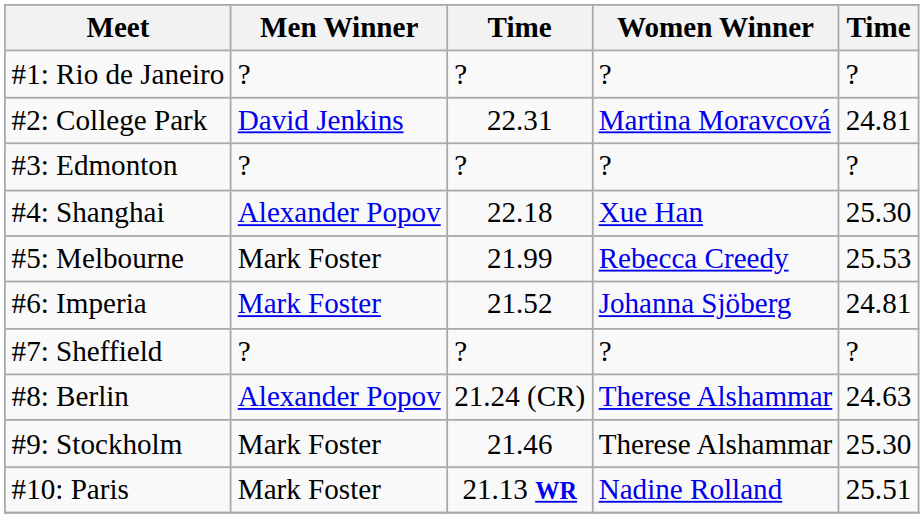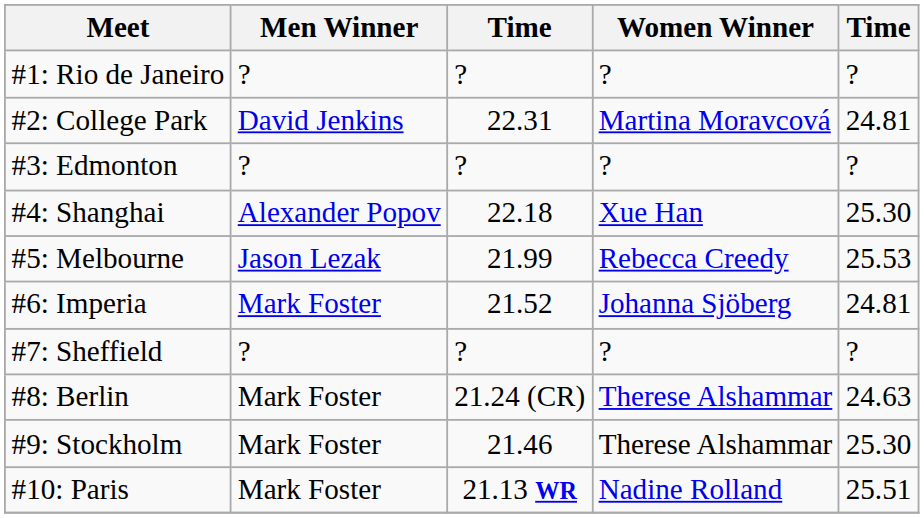(309, 258) Mark Foster -> (309, 258) Jason Lezak
(339, 397) Alexander Popov -> (309, 397) Mark Foster
